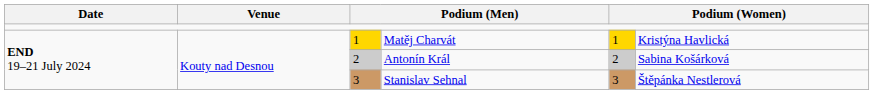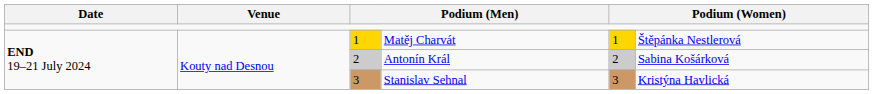(683, 39) Kristýna Havlická -> (689, 39) Štěpánka Nestlerová
(689, 79) Štěpánka Nestlerová -> (683, 79) Kristýna Havlická
